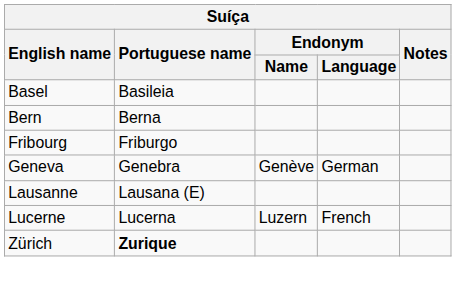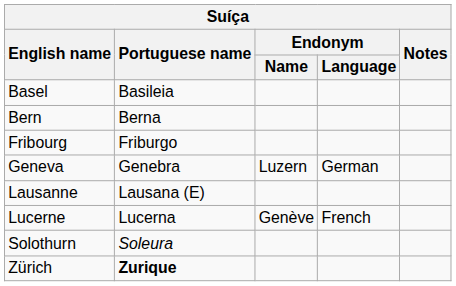(286, 167) Genève -> (283, 167) Luzern
(283, 218) Luzern -> (286, 218) Genève
+ row: (42, 243)
